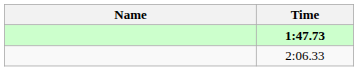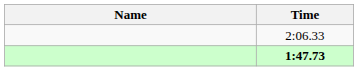rows swapped: (305, 35) <-> (305, 55)
